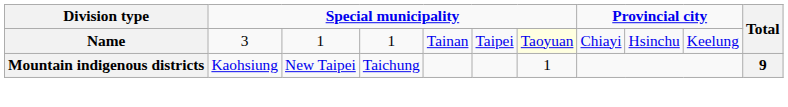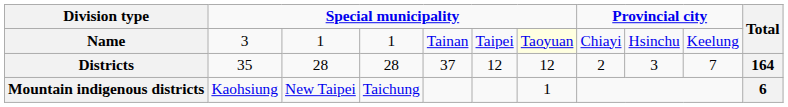+ row: (106, 65)
(763, 65) 9 -> (763, 89) 6
